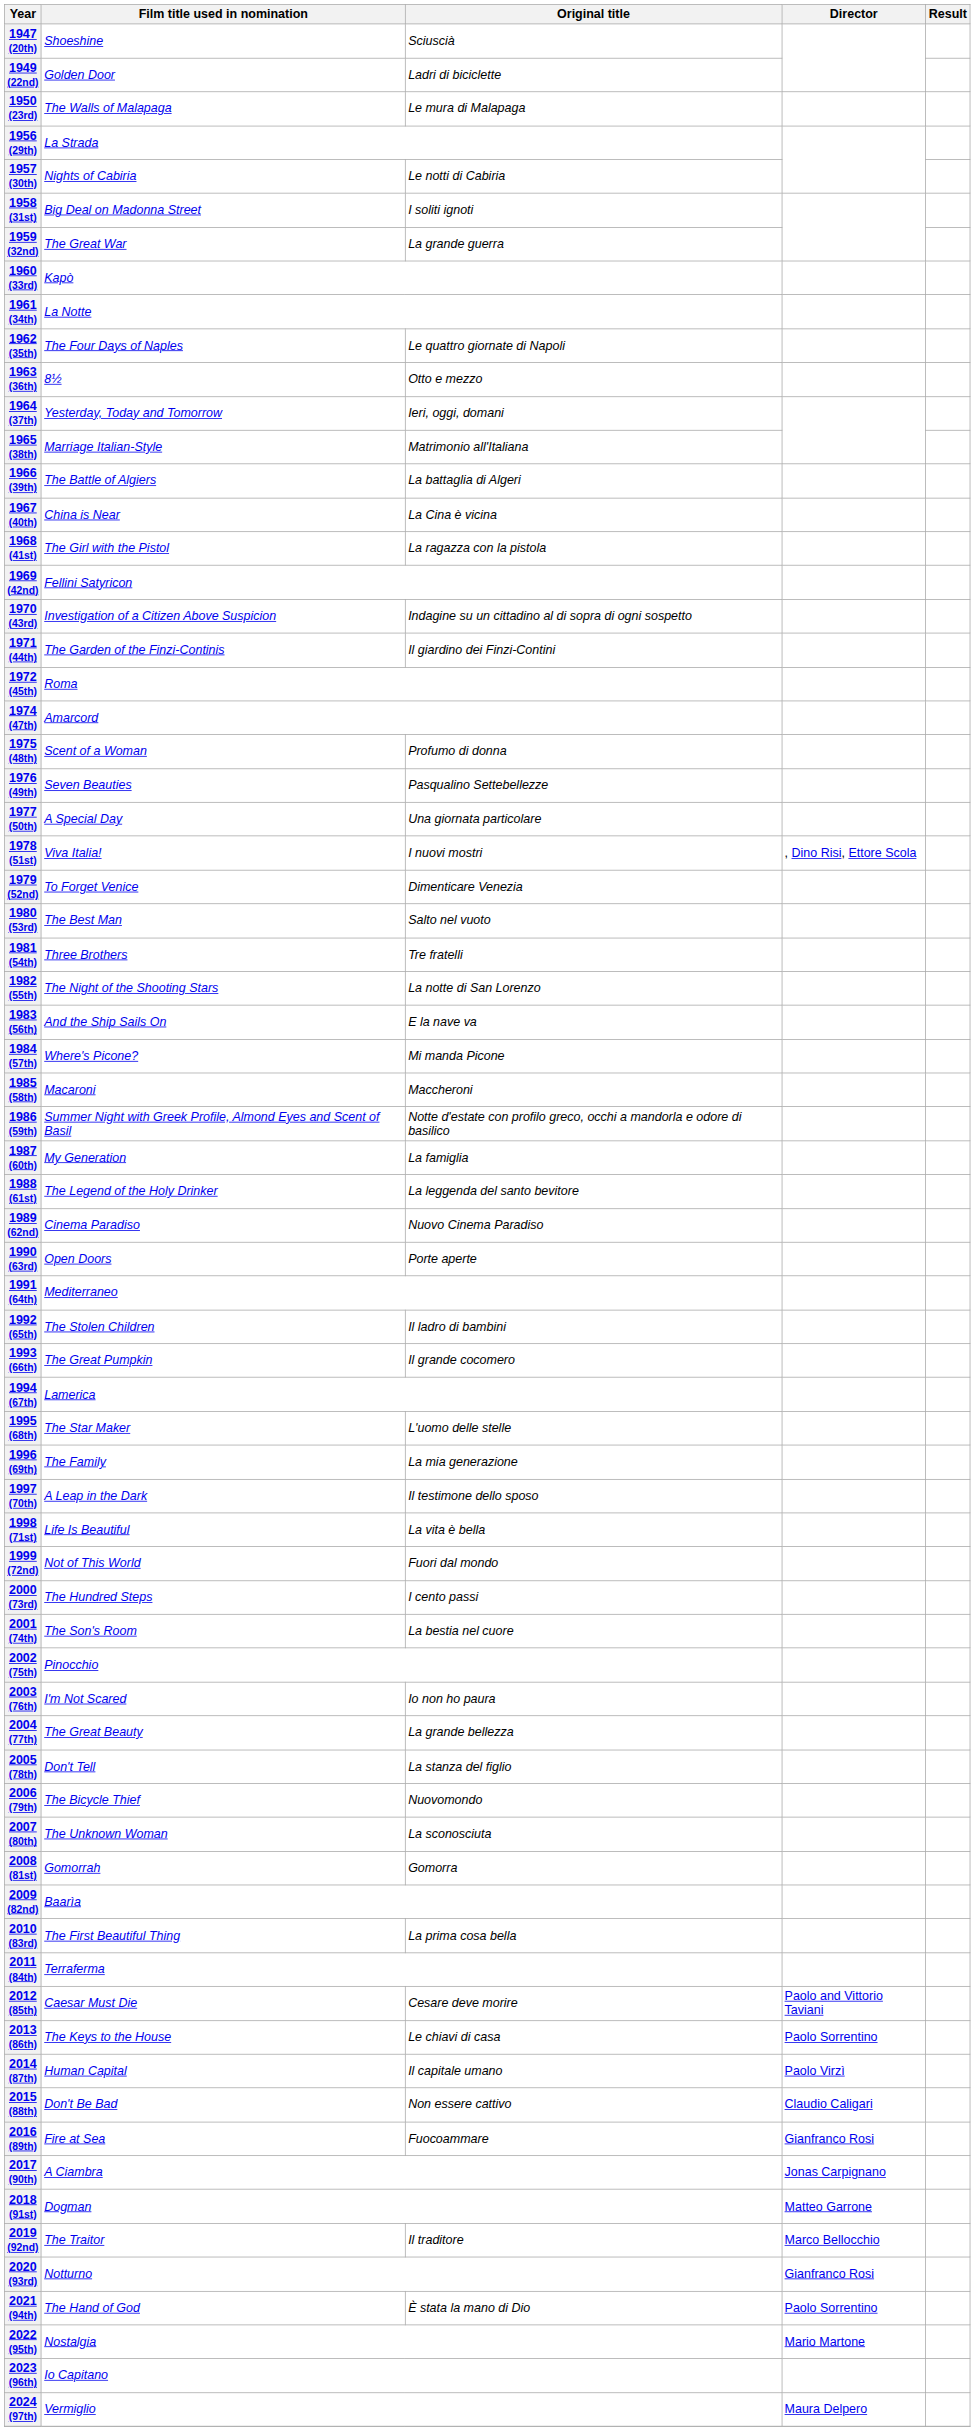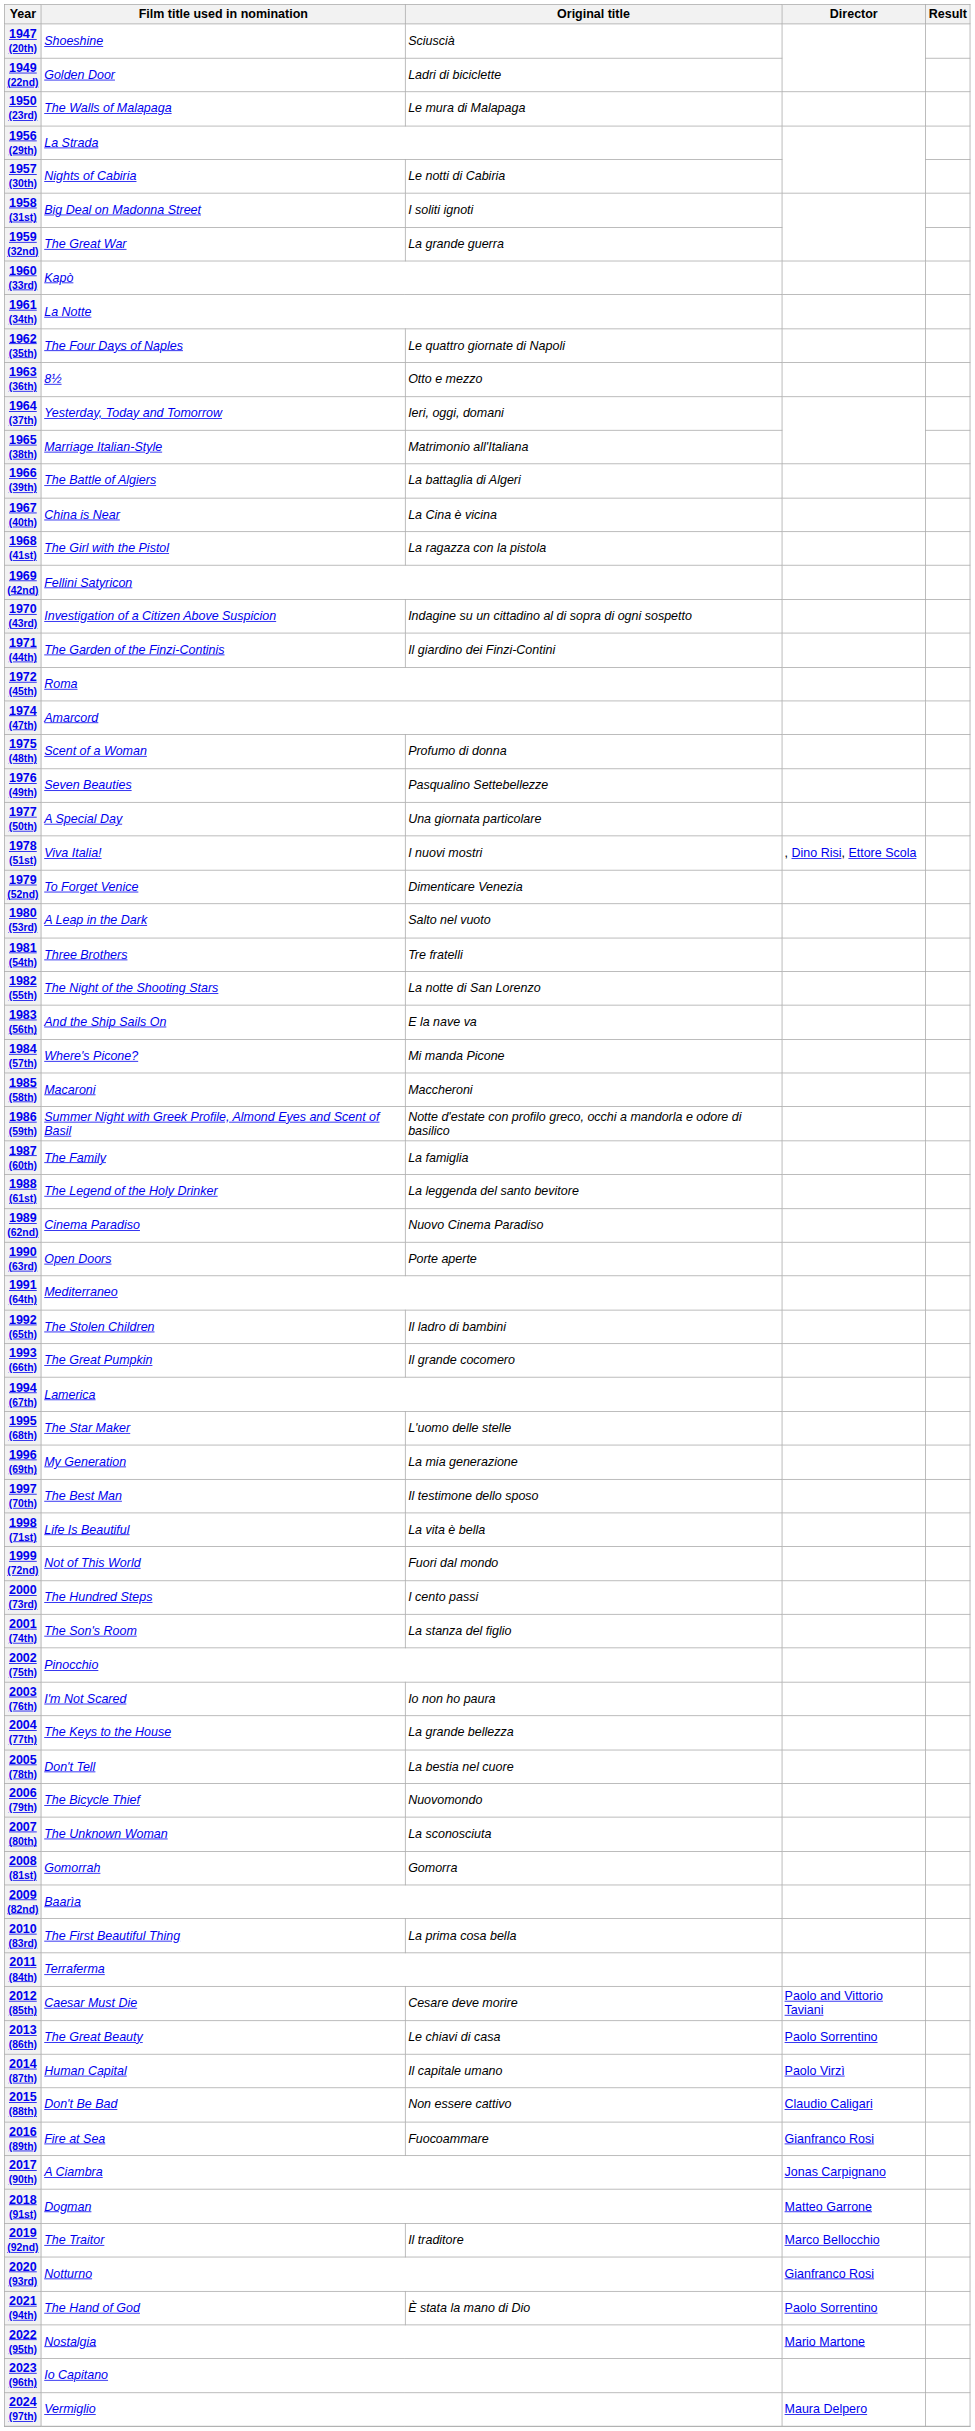(83, 920) The Best Man -> (96, 920) A Leap in the Dark
(85, 1157) My Generation -> (75, 1157) The Family
(75, 1462) The Family -> (85, 1462) My Generation
(96, 1496) A Leap in the Dark -> (83, 1496) The Best Man
(461, 1631) La bestia nel cuore -> (460, 1631) La stanza del figlio
(93, 1732) The Great Beauty -> (108, 1732) The Keys to the House
(460, 1766) La stanza del figlio -> (461, 1766) La bestia nel cuore
(108, 2037) The Keys to the House -> (93, 2037) The Great Beauty
